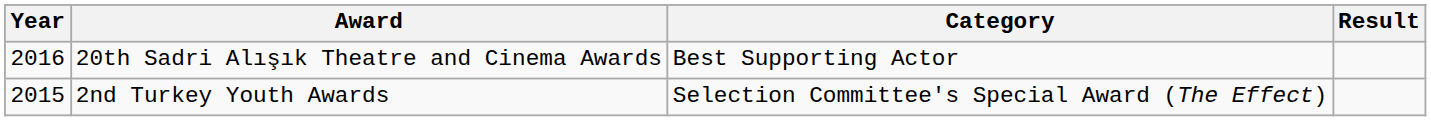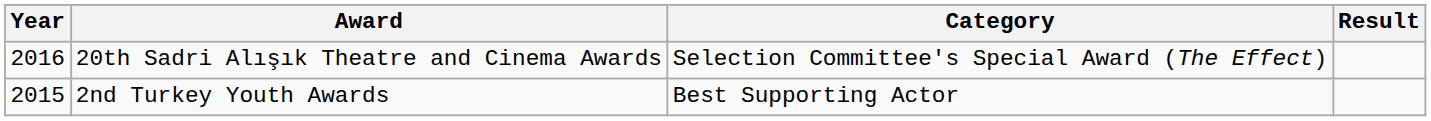(816, 60) Best Supporting Actor -> (1000, 60) Selection Committee's Special Award (The Effect)
(1000, 97) Selection Committee's Special Award (The Effect) -> (816, 97) Best Supporting Actor
